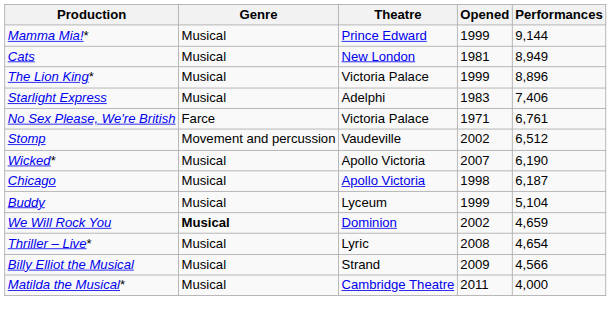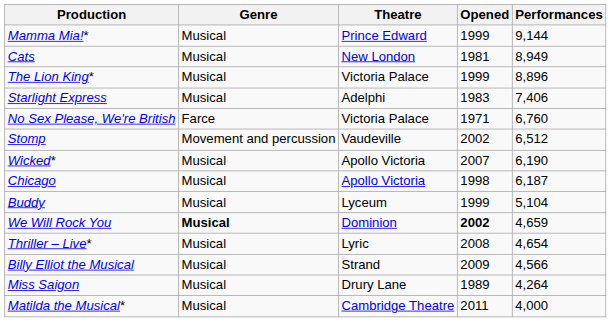(532, 118) 6,761 -> (532, 118) 6,760
(475, 222) normal -> (475, 222) bold
+ row: (43, 285)
